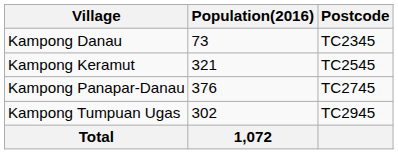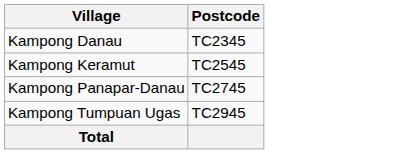- column: (253, 16)
